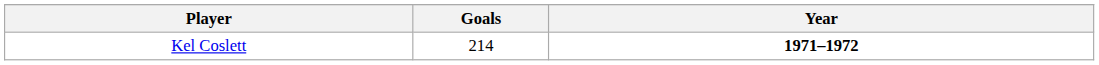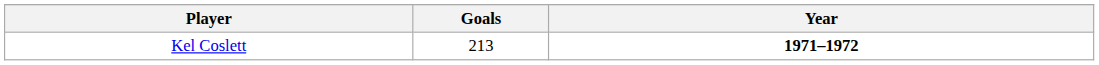(481, 45) 214 -> (481, 45) 213
